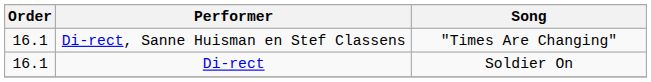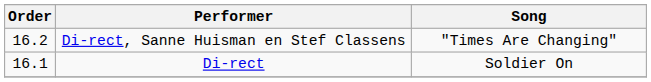(30, 40) 16.1 -> (30, 40) 16.2
